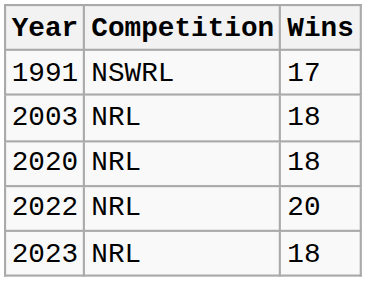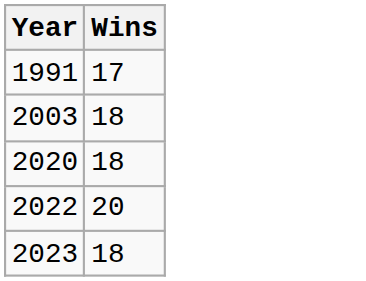- column: (183, 28)
